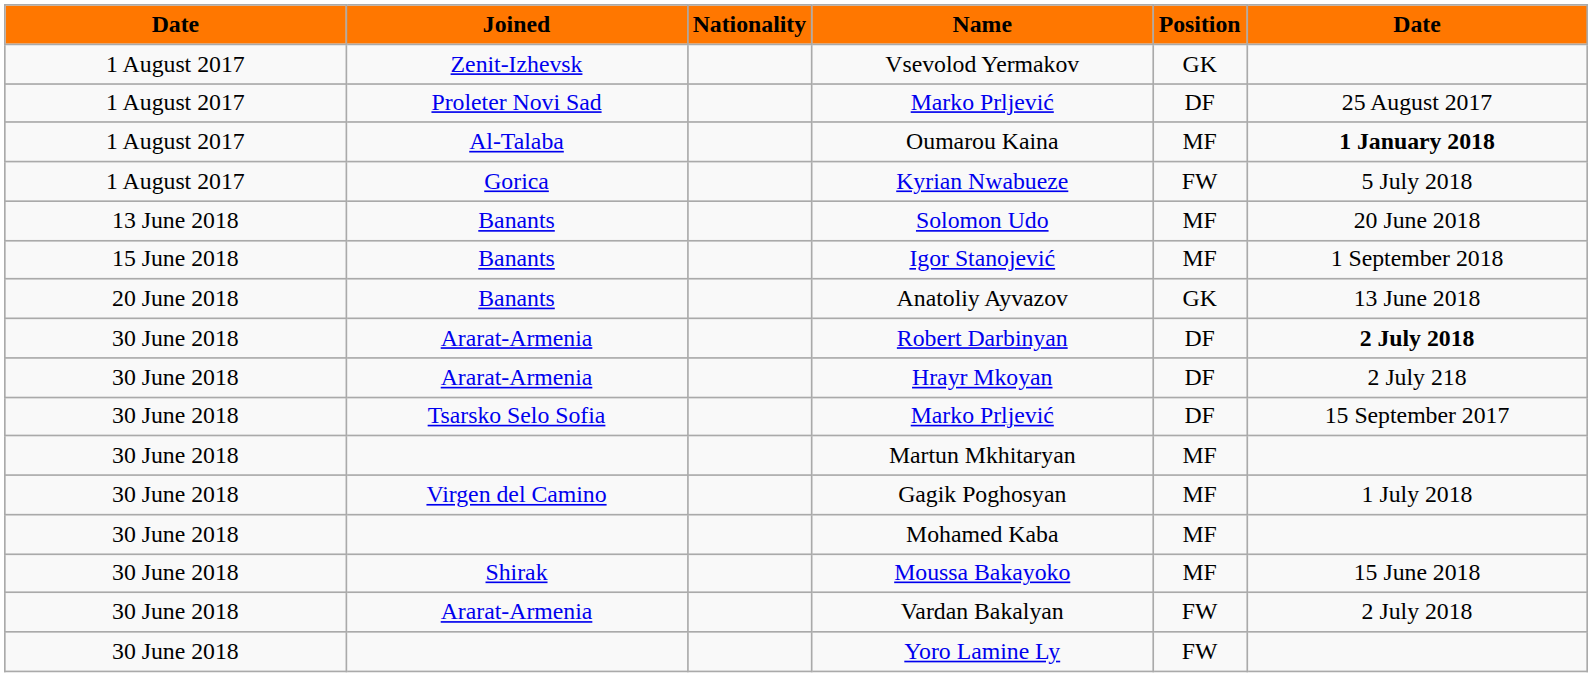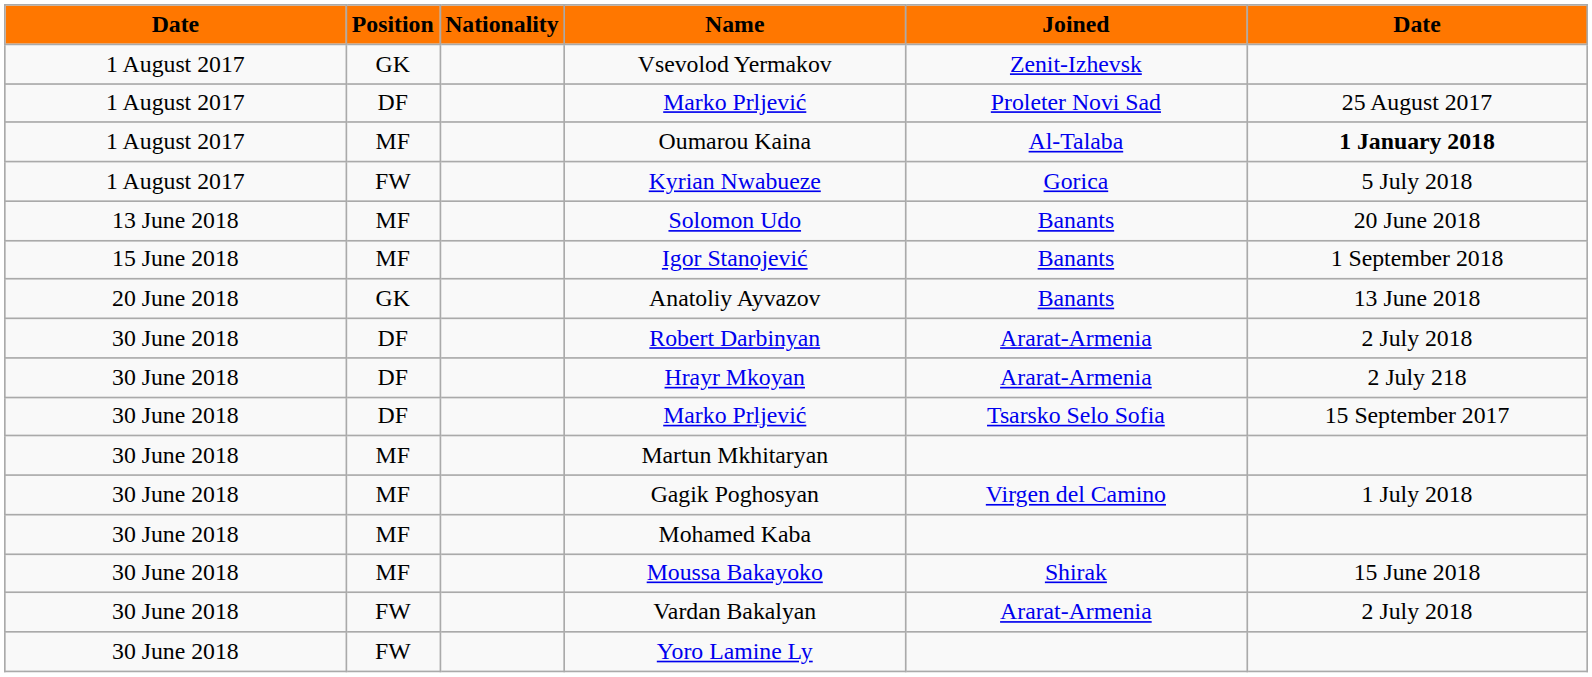columns swapped: (1200, 24) <-> (517, 24)
(1417, 337) bold -> (1417, 337) normal
